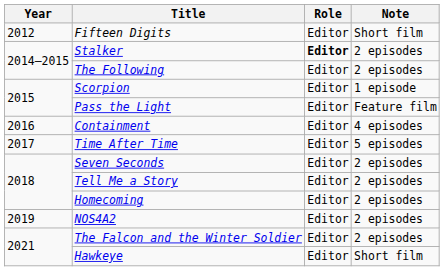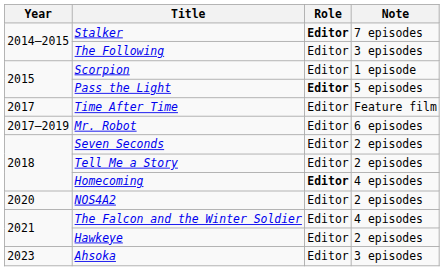- row: (123, 32)
(389, 51) 2 episodes -> (389, 32) 7 episodes
(389, 70) 2 episodes -> (389, 51) 3 episodes
(328, 107) normal -> (328, 88) bold
(395, 107) Feature film -> (389, 88) 5 episodes
- row: (112, 126)
(389, 144) 5 episodes -> (395, 107) Feature film
+ row: (106, 126)
(328, 200) normal -> (328, 182) bold
(389, 200) 2 episodes -> (389, 182) 4 episodes
(21, 219) 2019 -> (21, 200) 2020
(389, 238) 2 episodes -> (389, 219) 4 episodes
(389, 256) Short film -> (389, 238) 2 episodes
+ row: (95, 256)
